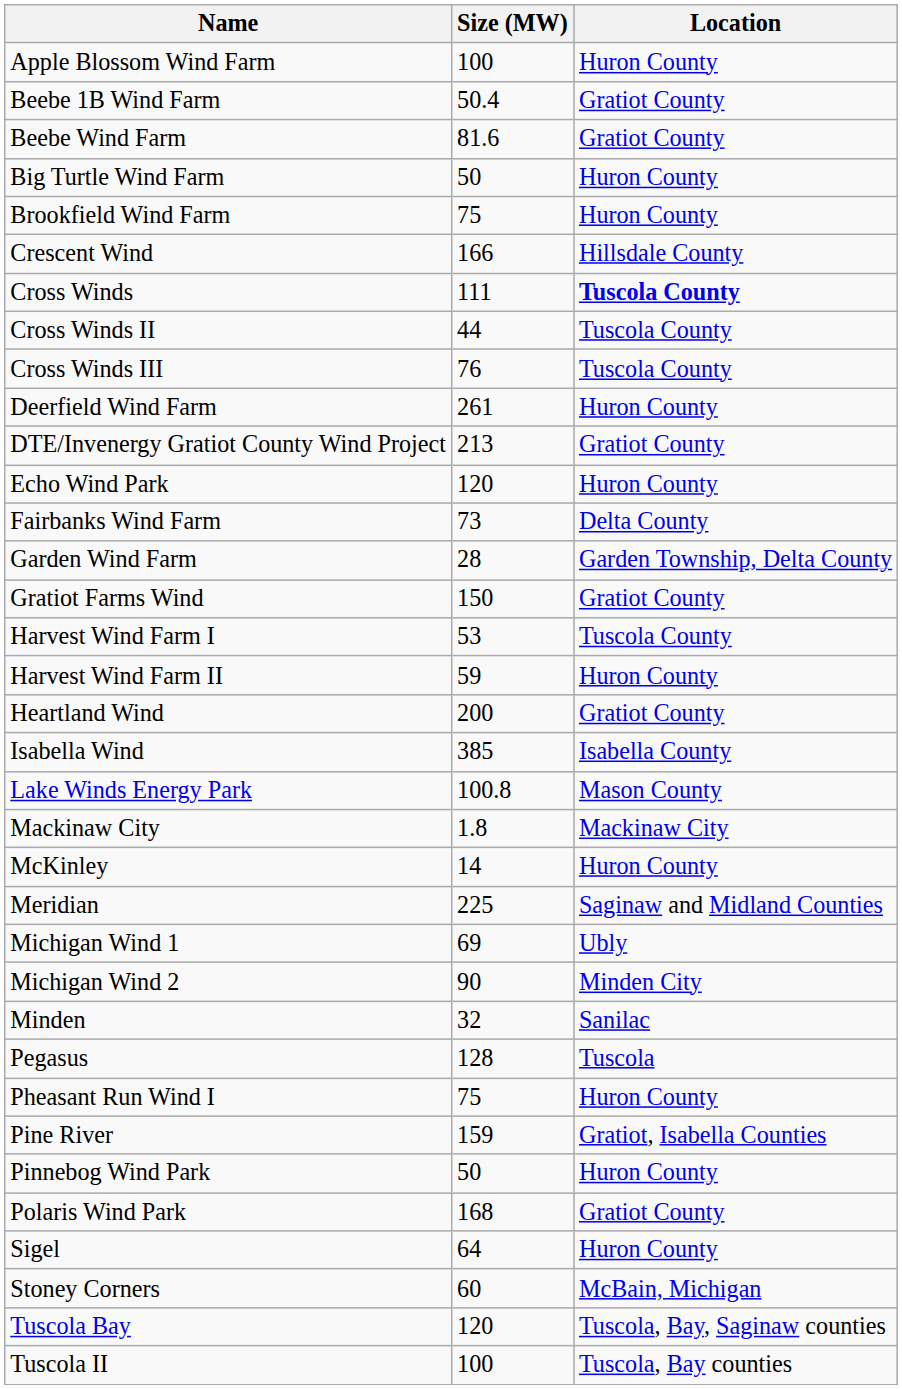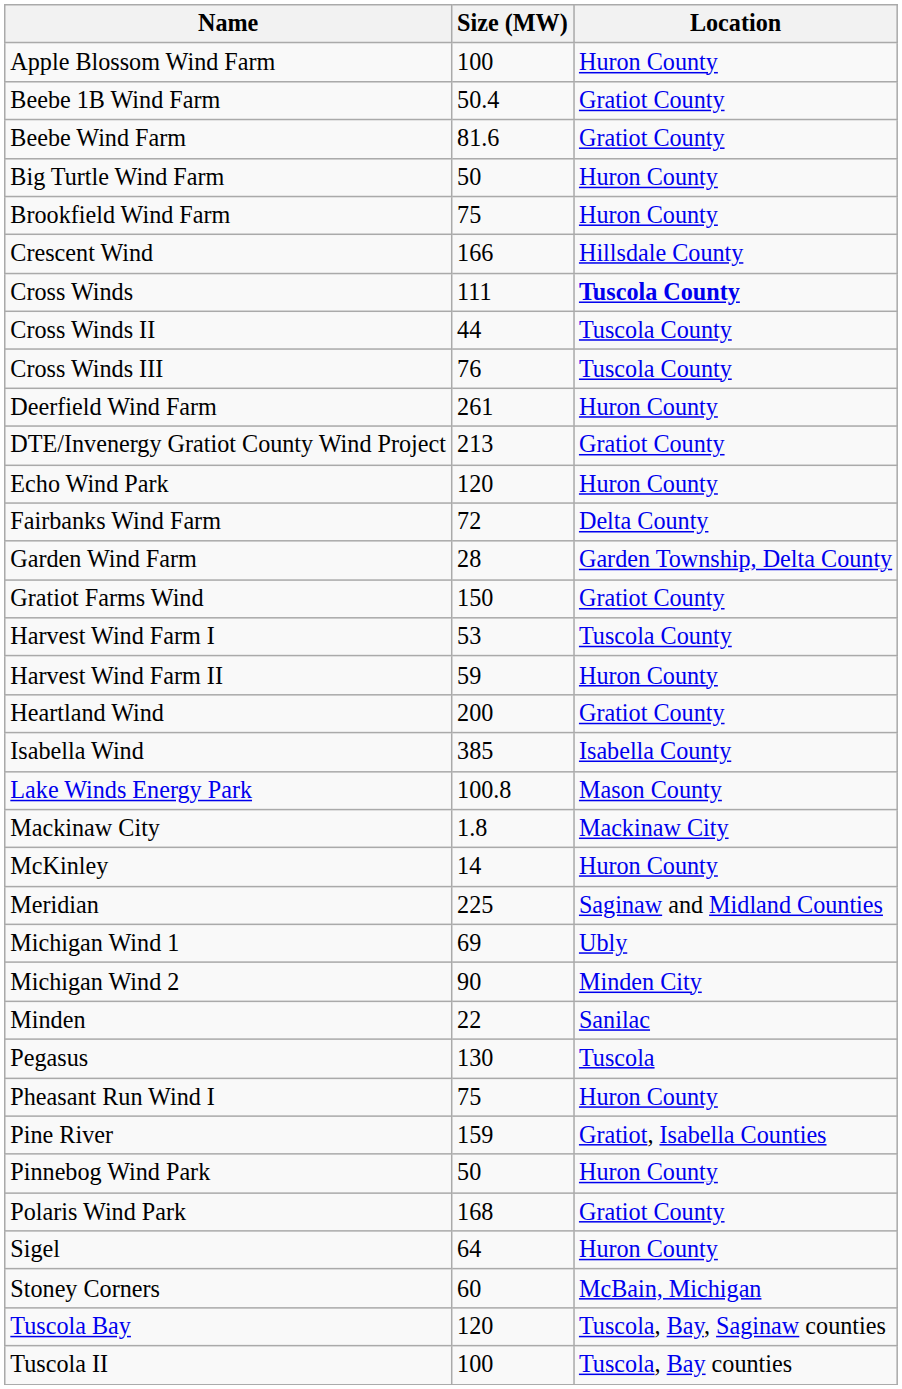(469, 521) 73 -> (469, 521) 72
(469, 1019) 32 -> (469, 1019) 22
(475, 1058) 128 -> (475, 1058) 130
